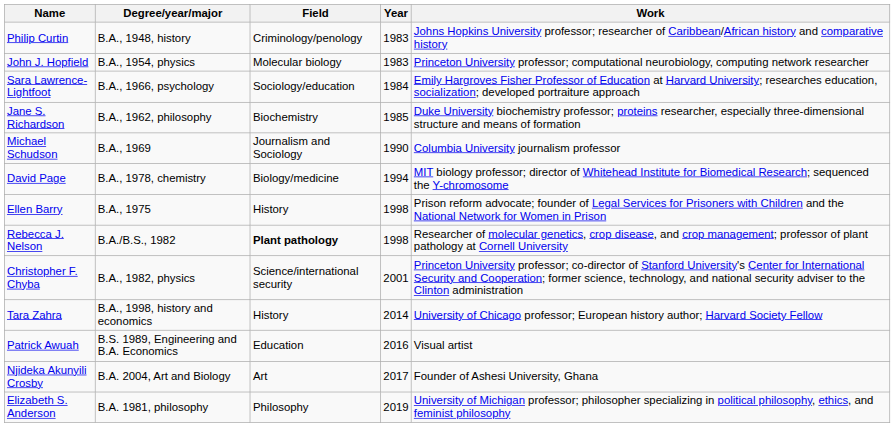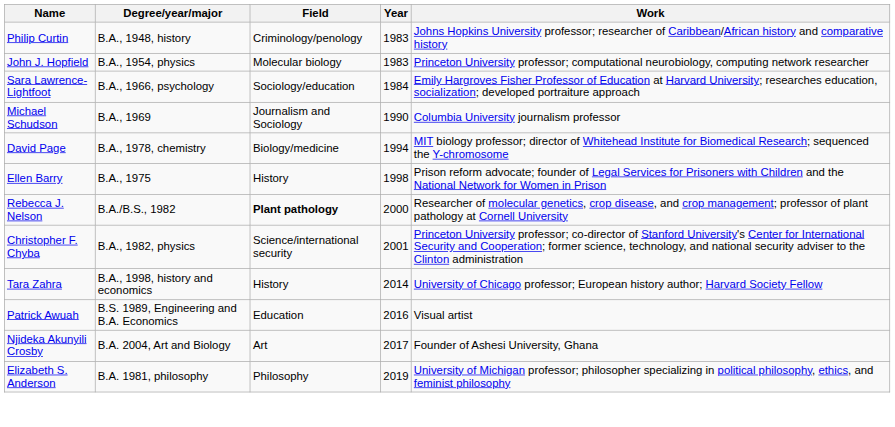- row: (36, 117)
(396, 240) 1998 -> (396, 209) 2000
